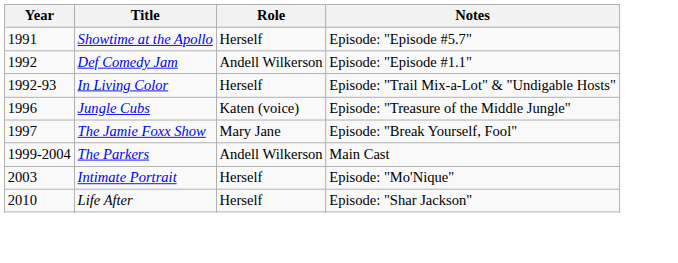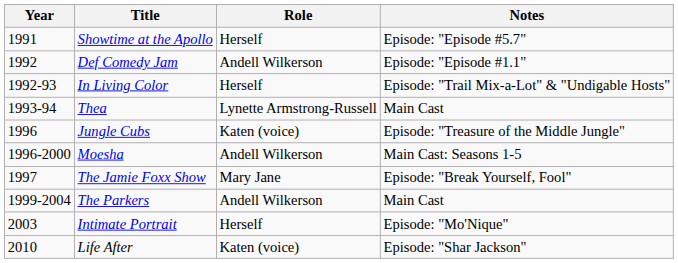+ row: (92, 108)
+ row: (101, 154)
(241, 200) Herself -> (259, 246) Katen (voice)
